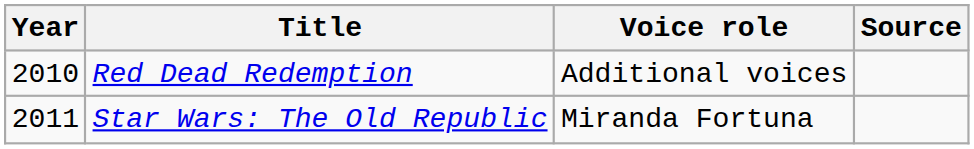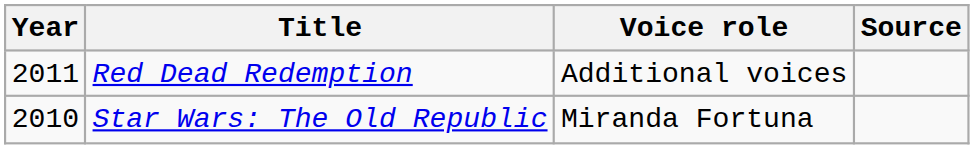(45, 74) 2010 -> (45, 74) 2011
(45, 119) 2011 -> (45, 119) 2010
